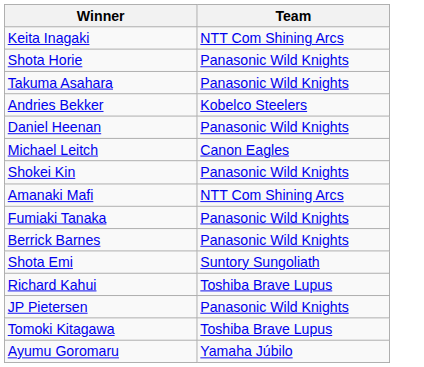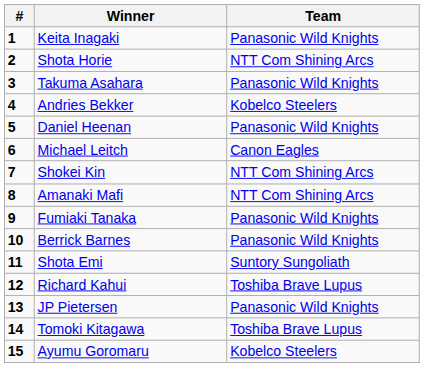+ column: (19, 16)
(272, 38) NTT Com Shining Arcs -> (304, 38) Panasonic Wild Knights
(275, 61) Panasonic Wild Knights -> (302, 61) NTT Com Shining Arcs
(275, 172) Panasonic Wild Knights -> (302, 172) NTT Com Shining Arcs
(247, 352) Yamaha Júbilo -> (284, 352) Kobelco Steelers
